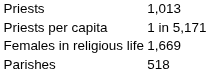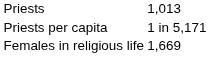- row: (30, 64)
